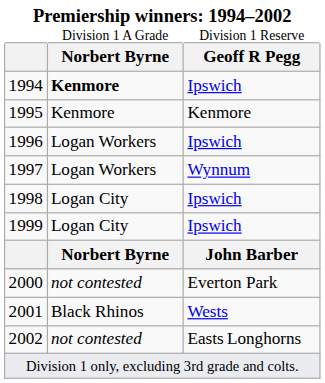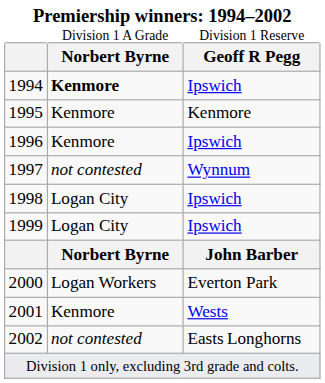(104, 141) Logan Workers -> (83, 141) Kenmore
(104, 170) Logan Workers -> (96, 170) not contested
(96, 283) not contested -> (104, 283) Logan Workers
(97, 311) Black Rhinos -> (83, 311) Kenmore
